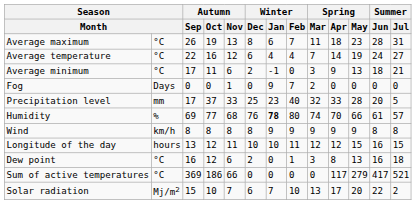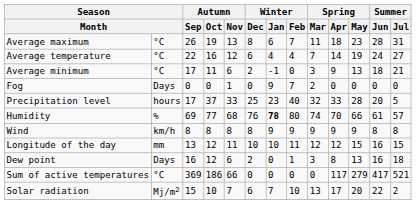(159, 101) mm -> (167, 101) hours
(167, 145) hours -> (159, 145) mm
(159, 160) °C -> (164, 160) Days
